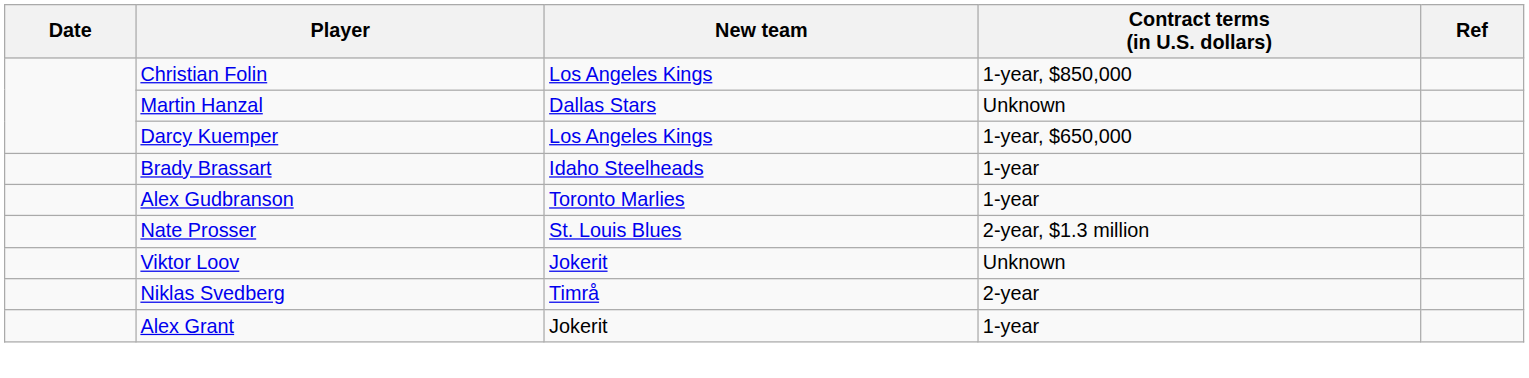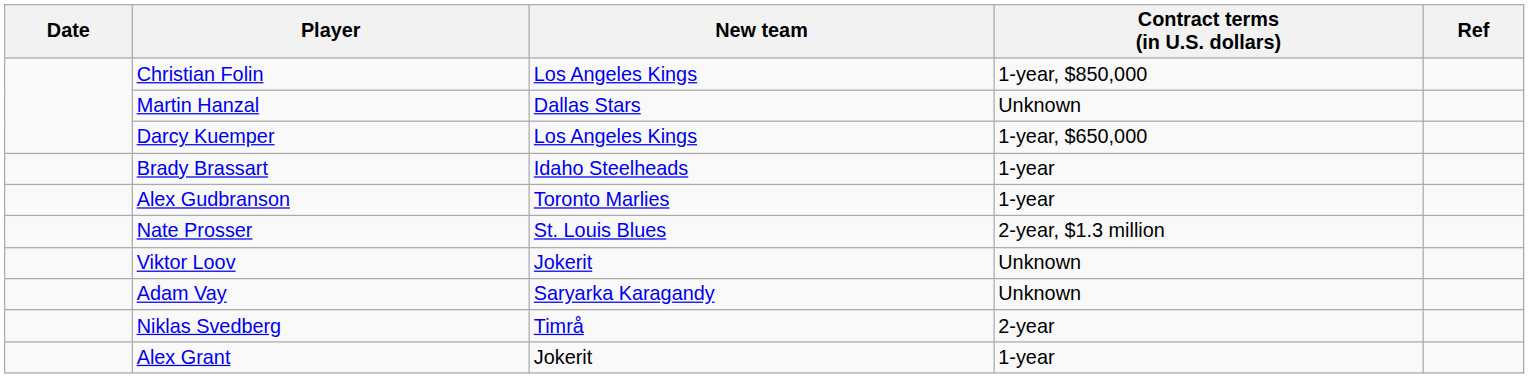+ row: (182, 294)
